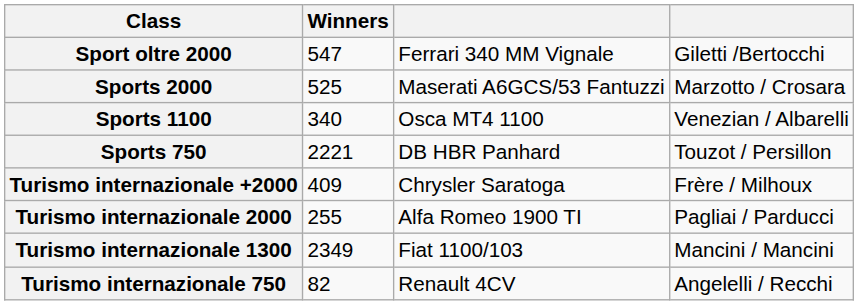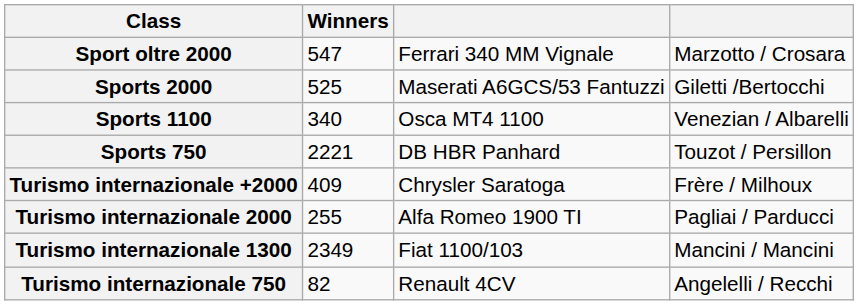(749, 54) Giletti /Bertocchi -> (760, 54) Marzotto / Crosara
(760, 87) Marzotto / Crosara -> (749, 87) Giletti /Bertocchi
